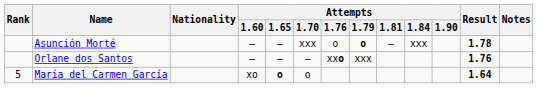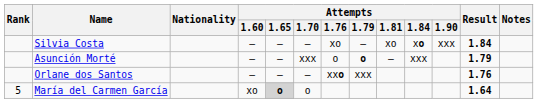+ row: (69, 44)
(480, 44) 1.78 -> (480, 59) 1.79
(280, 75) no background -> (280, 91) lightgrey background
